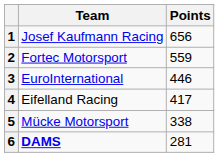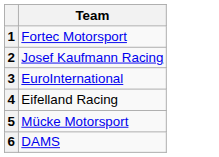- column: (190, 15)
(92, 37) Josef Kaufmann Racing -> (74, 37) Fortec Motorsport
(74, 58) Fortec Motorsport -> (92, 58) Josef Kaufmann Racing
(41, 142) bold -> (41, 142) normal
